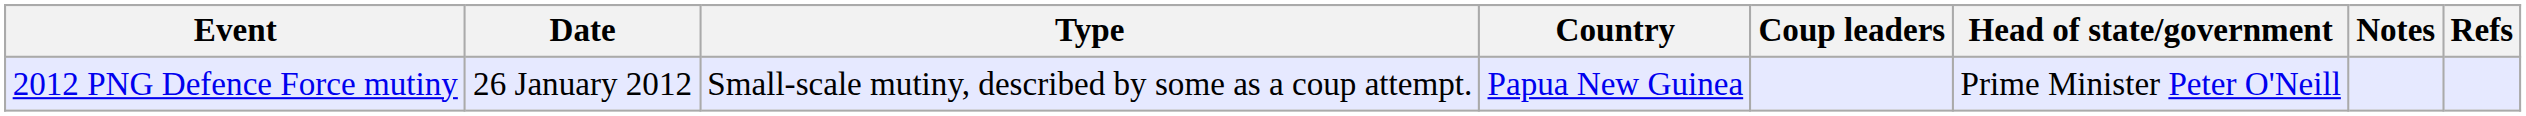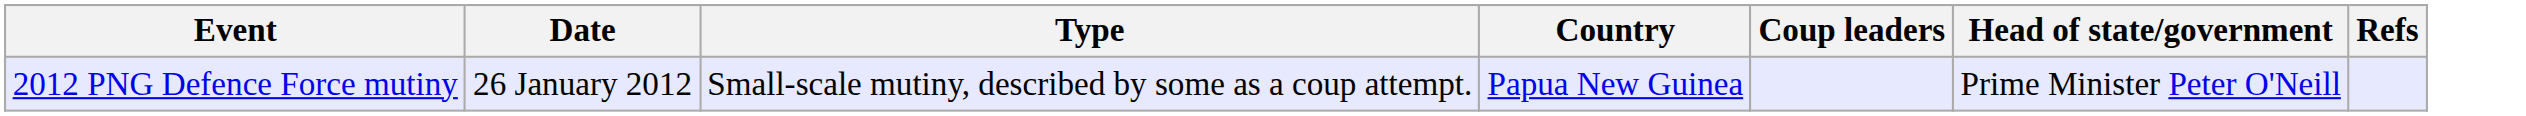- column: (2396, 30)
